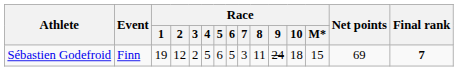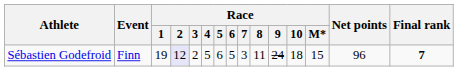(180, 56) no background -> (180, 56) lavender background
(359, 56) 69 -> (359, 56) 96
